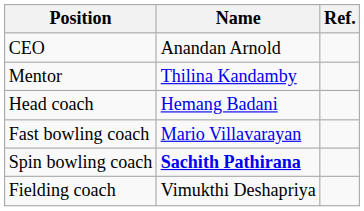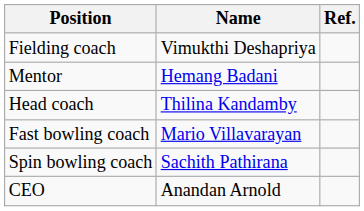rows swapped: (27, 47) <-> (62, 190)
(229, 76) Thilina Kandamby -> (219, 76) Hemang Badani
(219, 104) Hemang Badani -> (229, 104) Thilina Kandamby
(231, 162) bold -> (224, 162) normal
